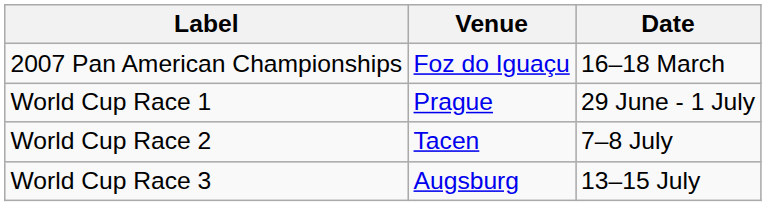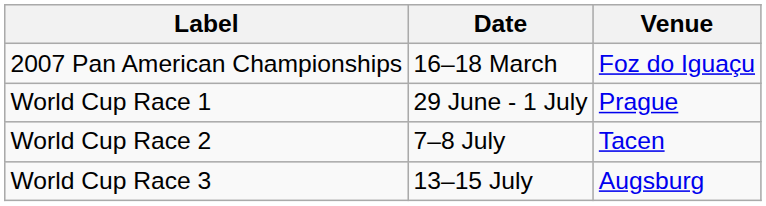columns swapped: (492, 24) <-> (668, 24)
